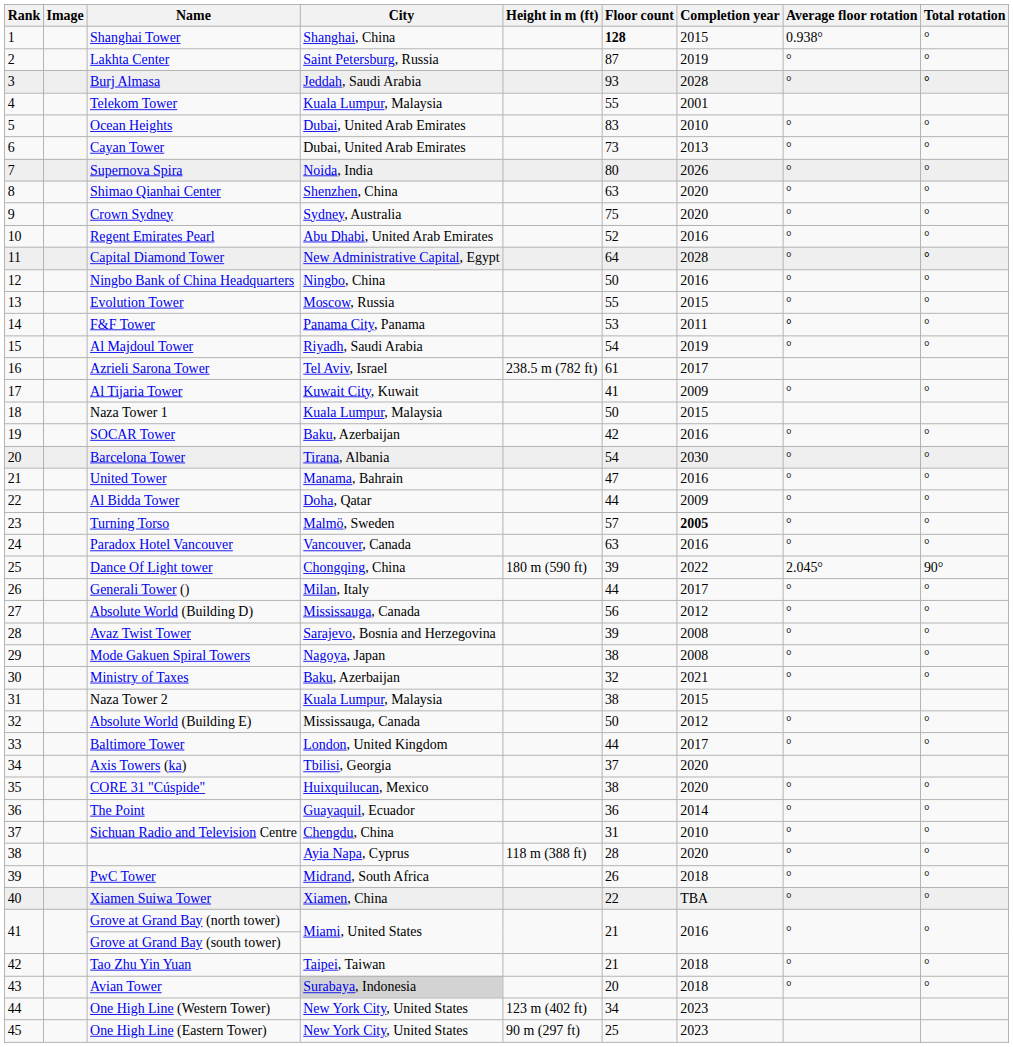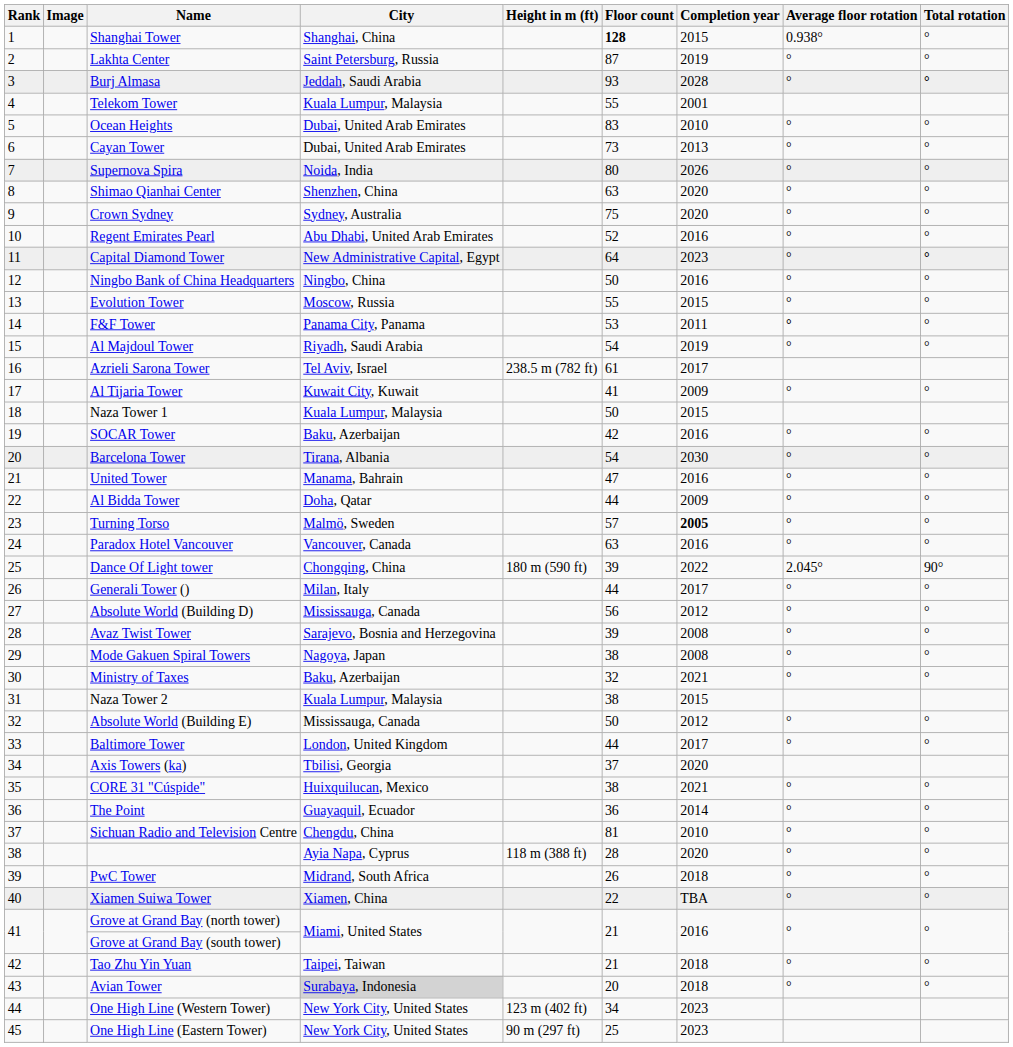(694, 258) 2028 -> (694, 258) 2023
(694, 788) 2020 -> (694, 788) 2021
(612, 832) 31 -> (612, 832) 81
